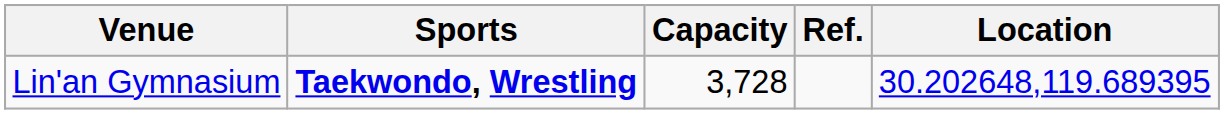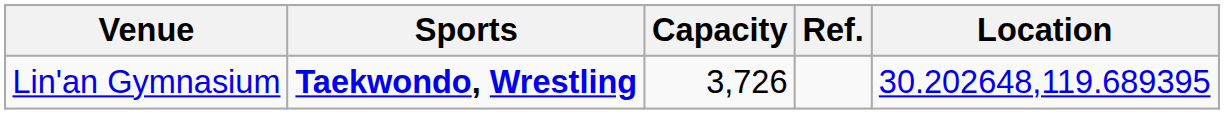(747, 81) 3,728 -> (747, 81) 3,726
